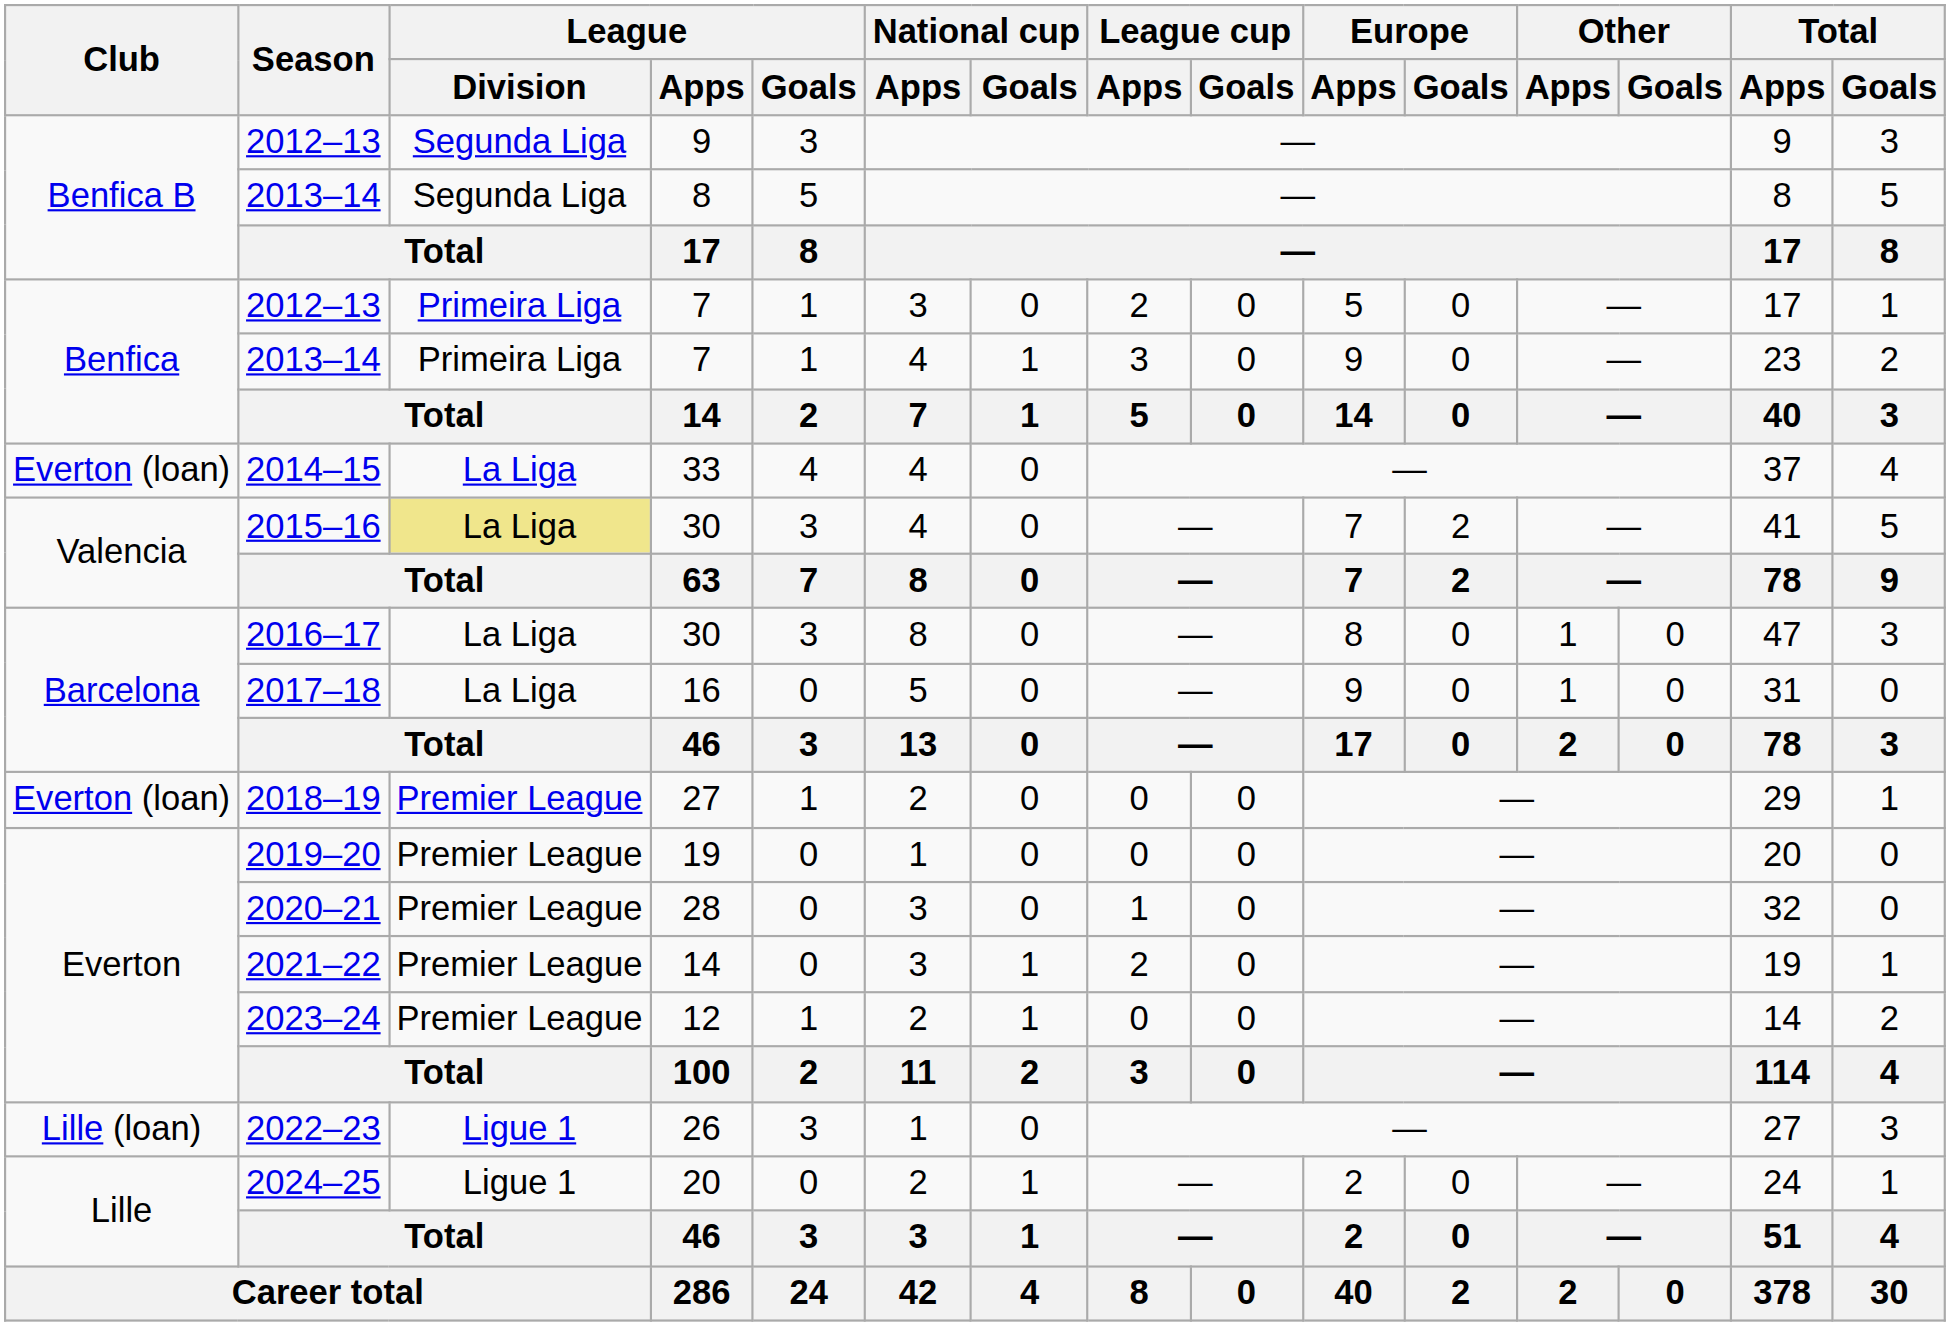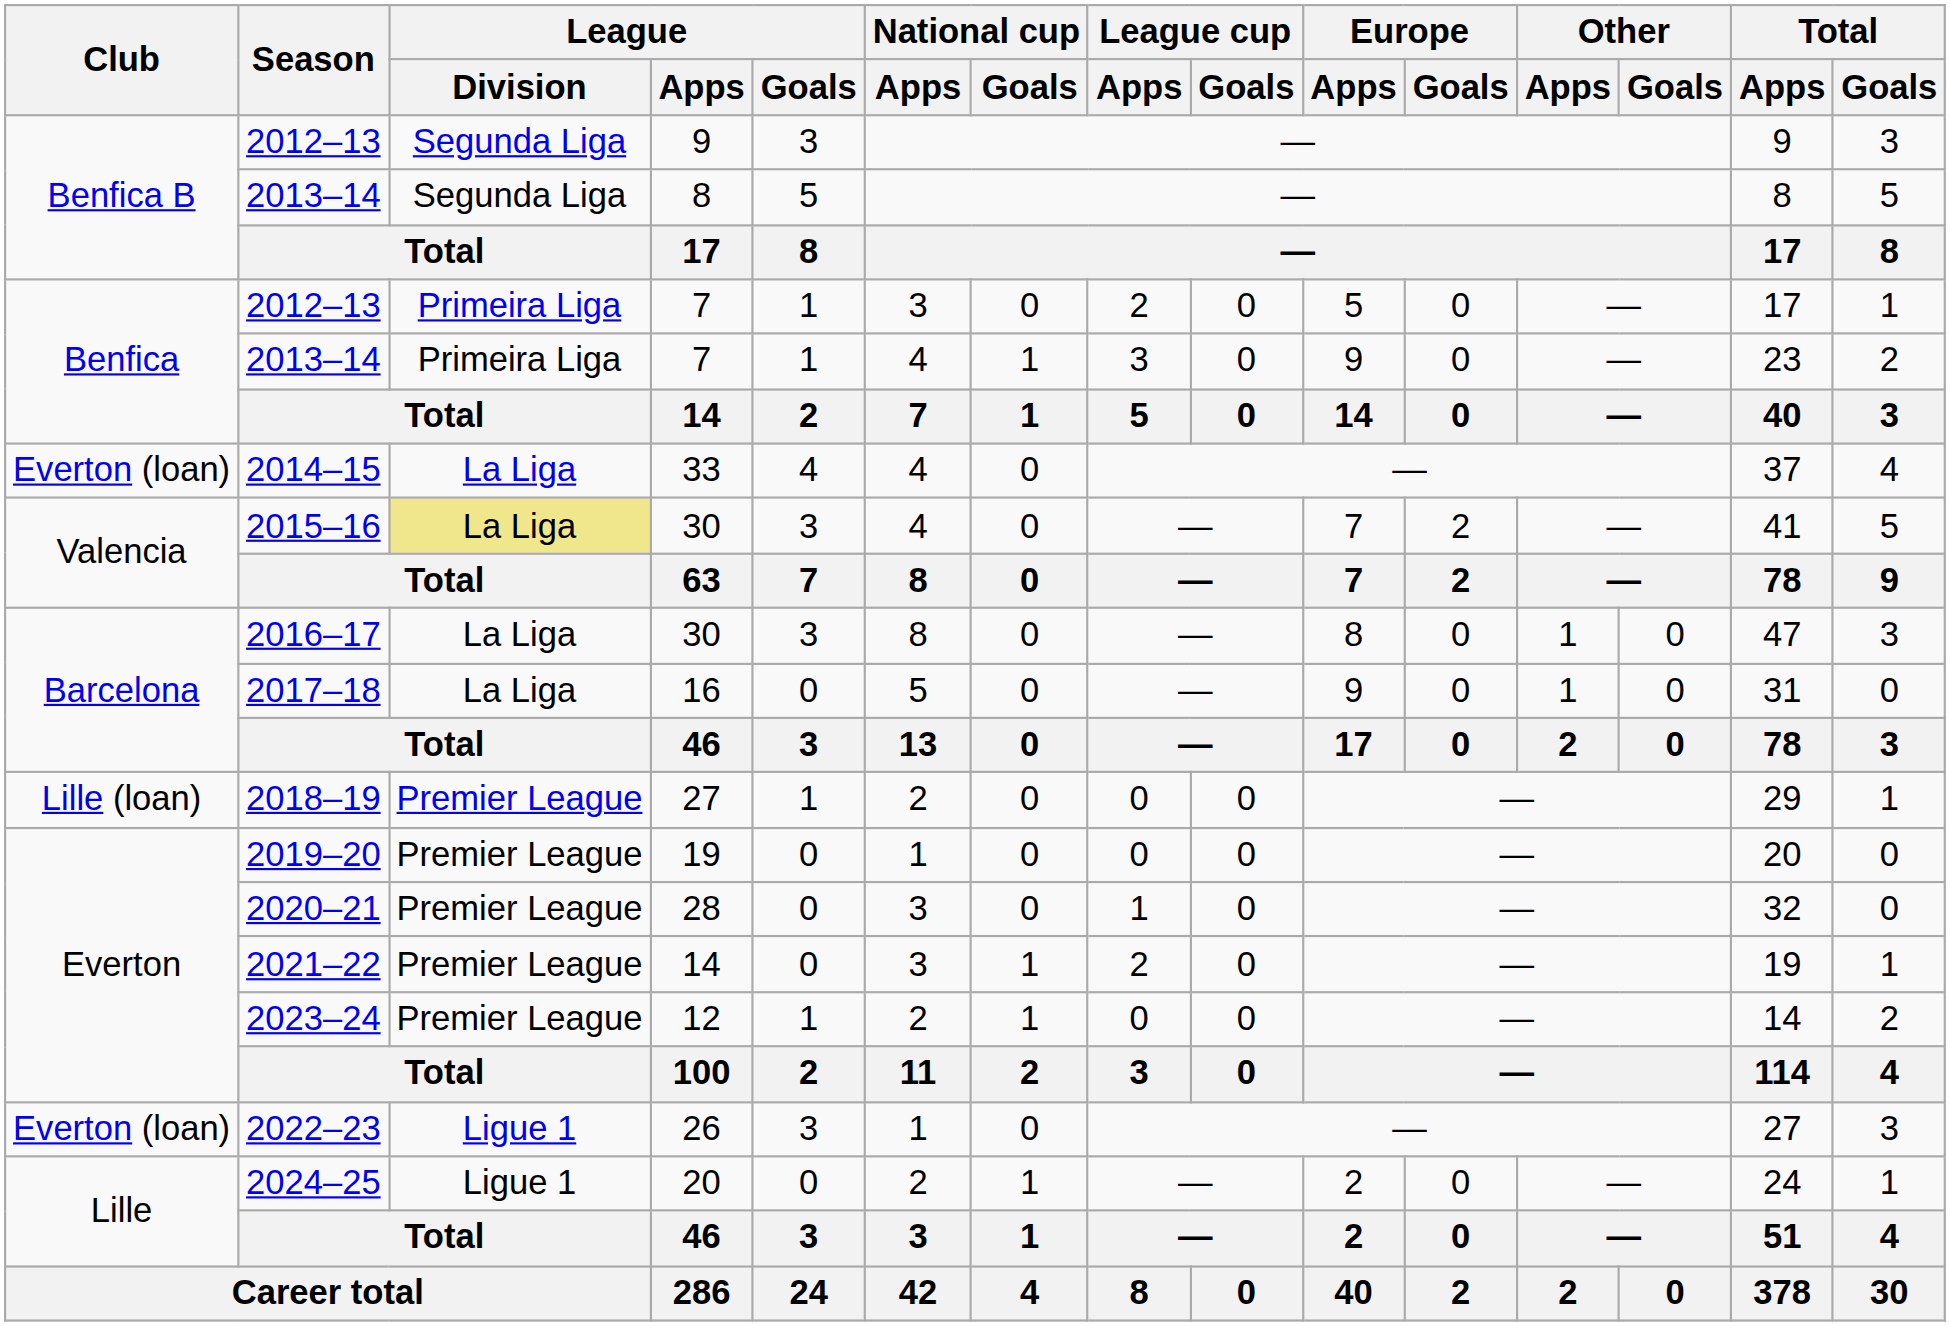(122, 799) Everton (loan) -> (122, 799) Lille (loan)
(122, 1128) Lille (loan) -> (122, 1128) Everton (loan)
